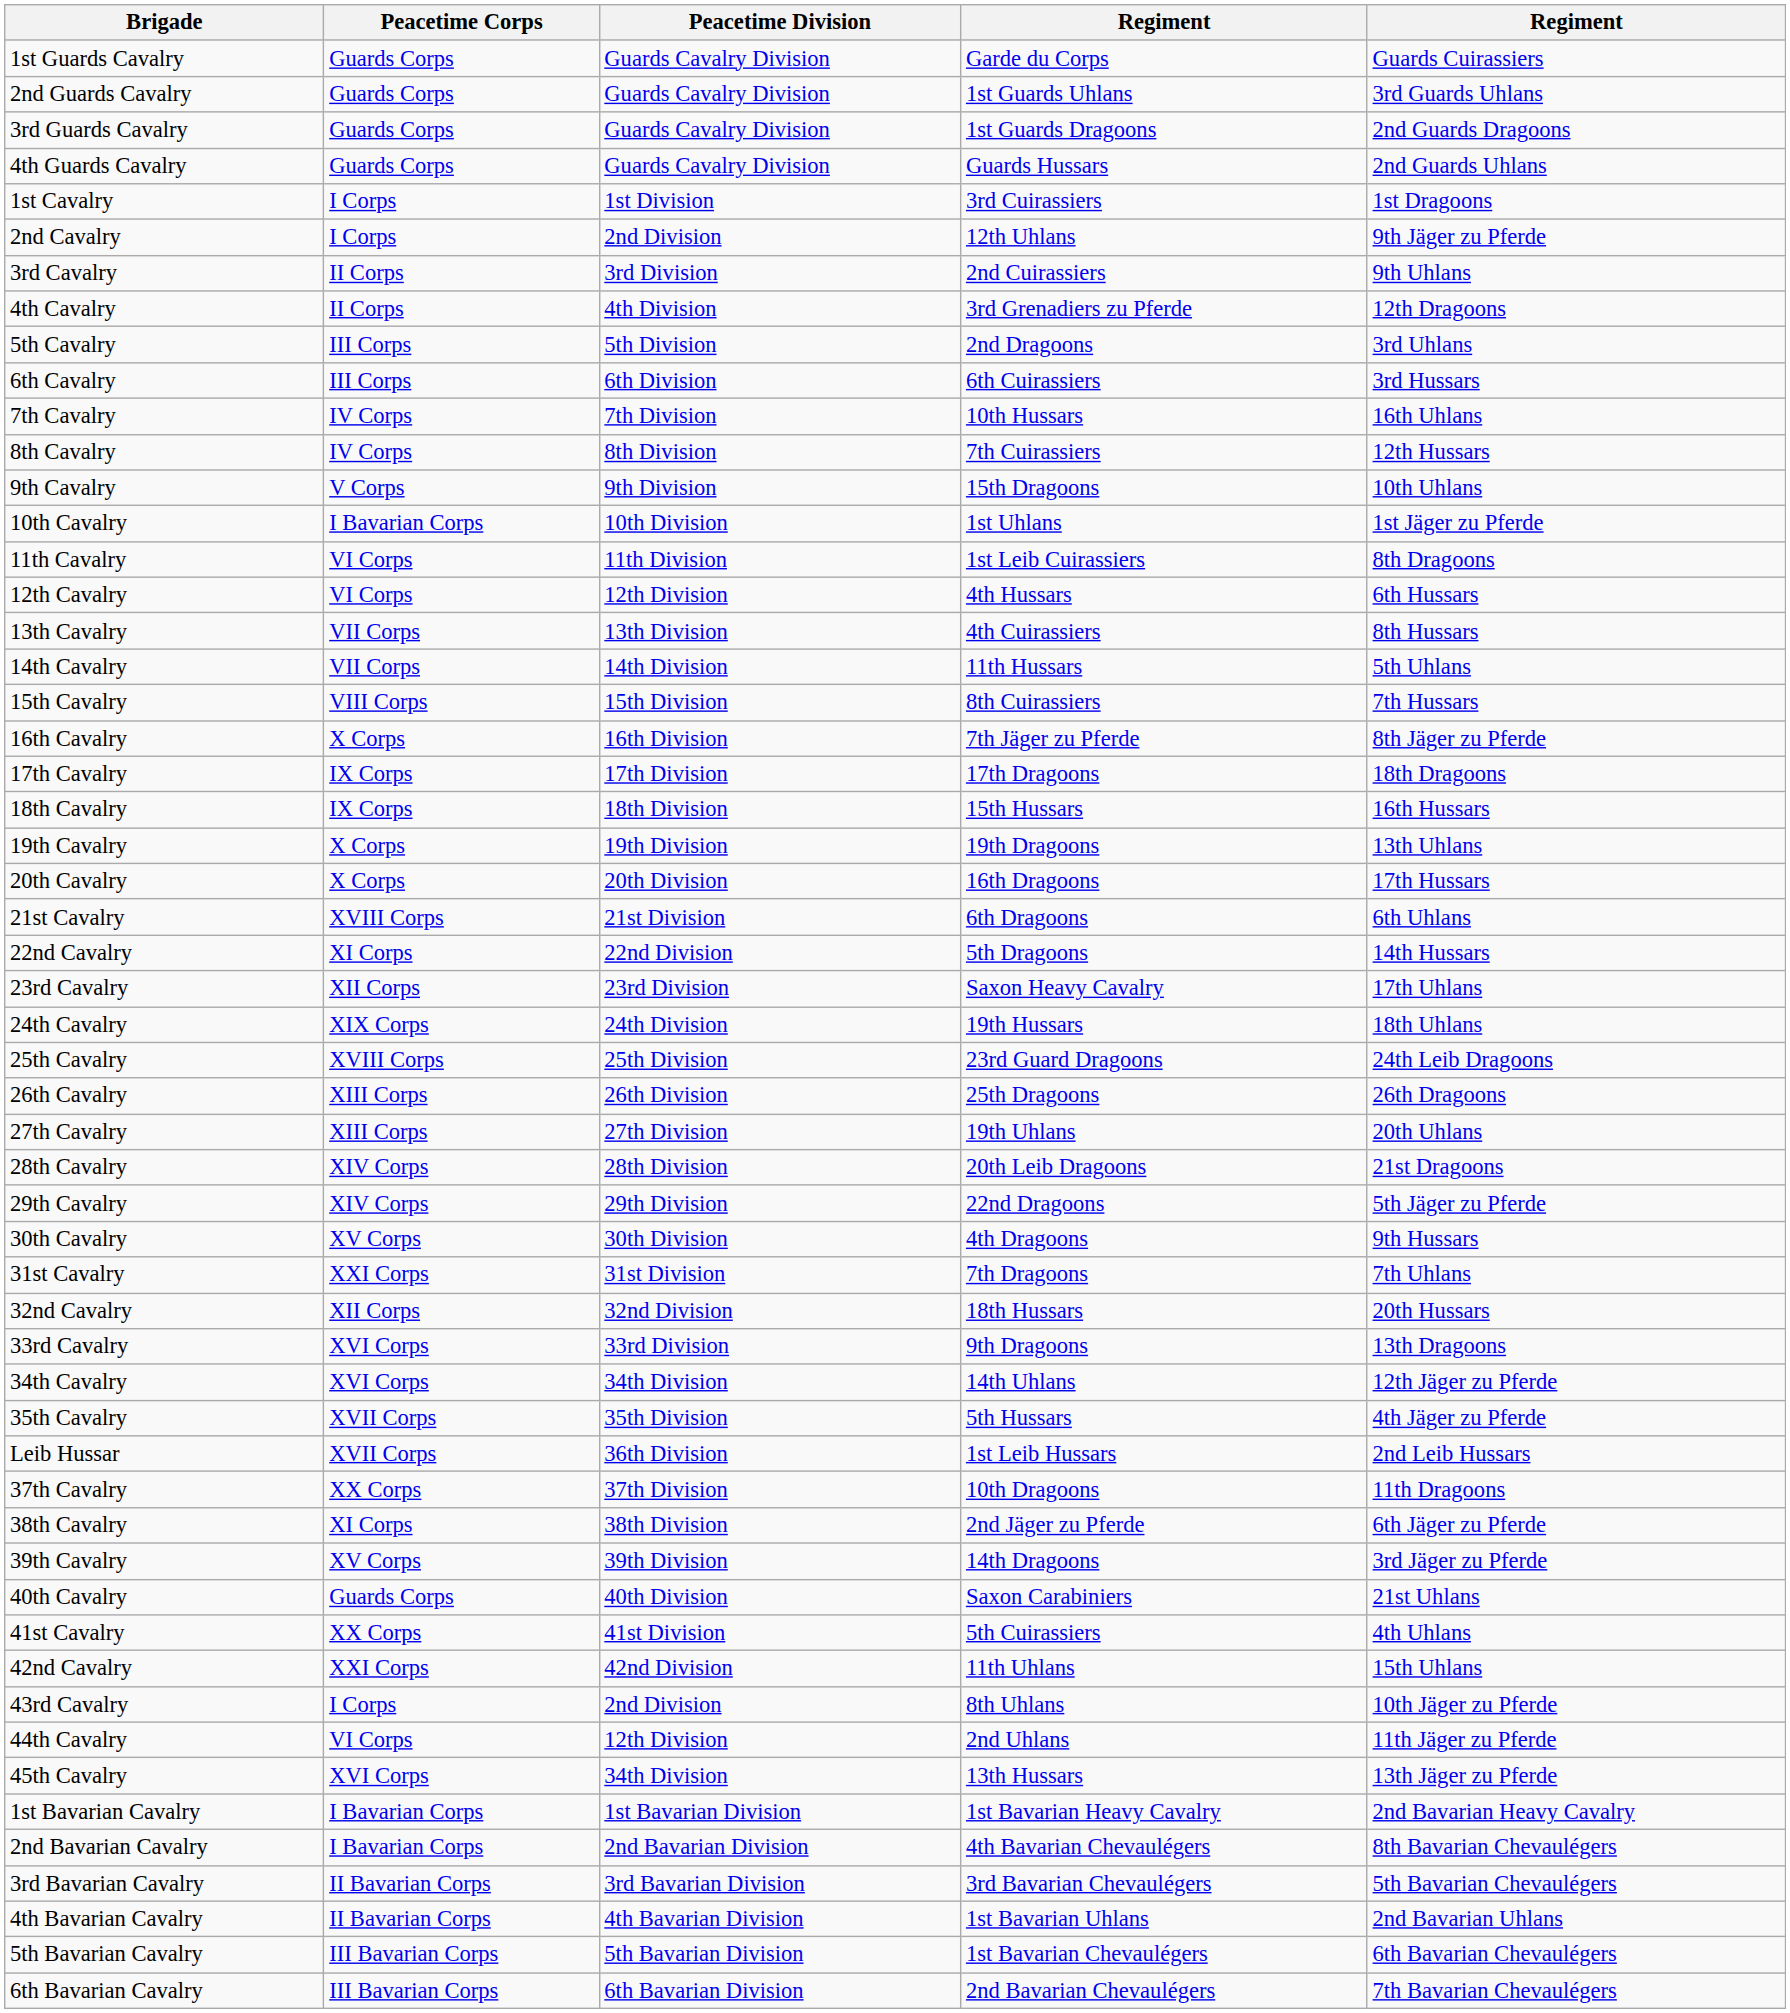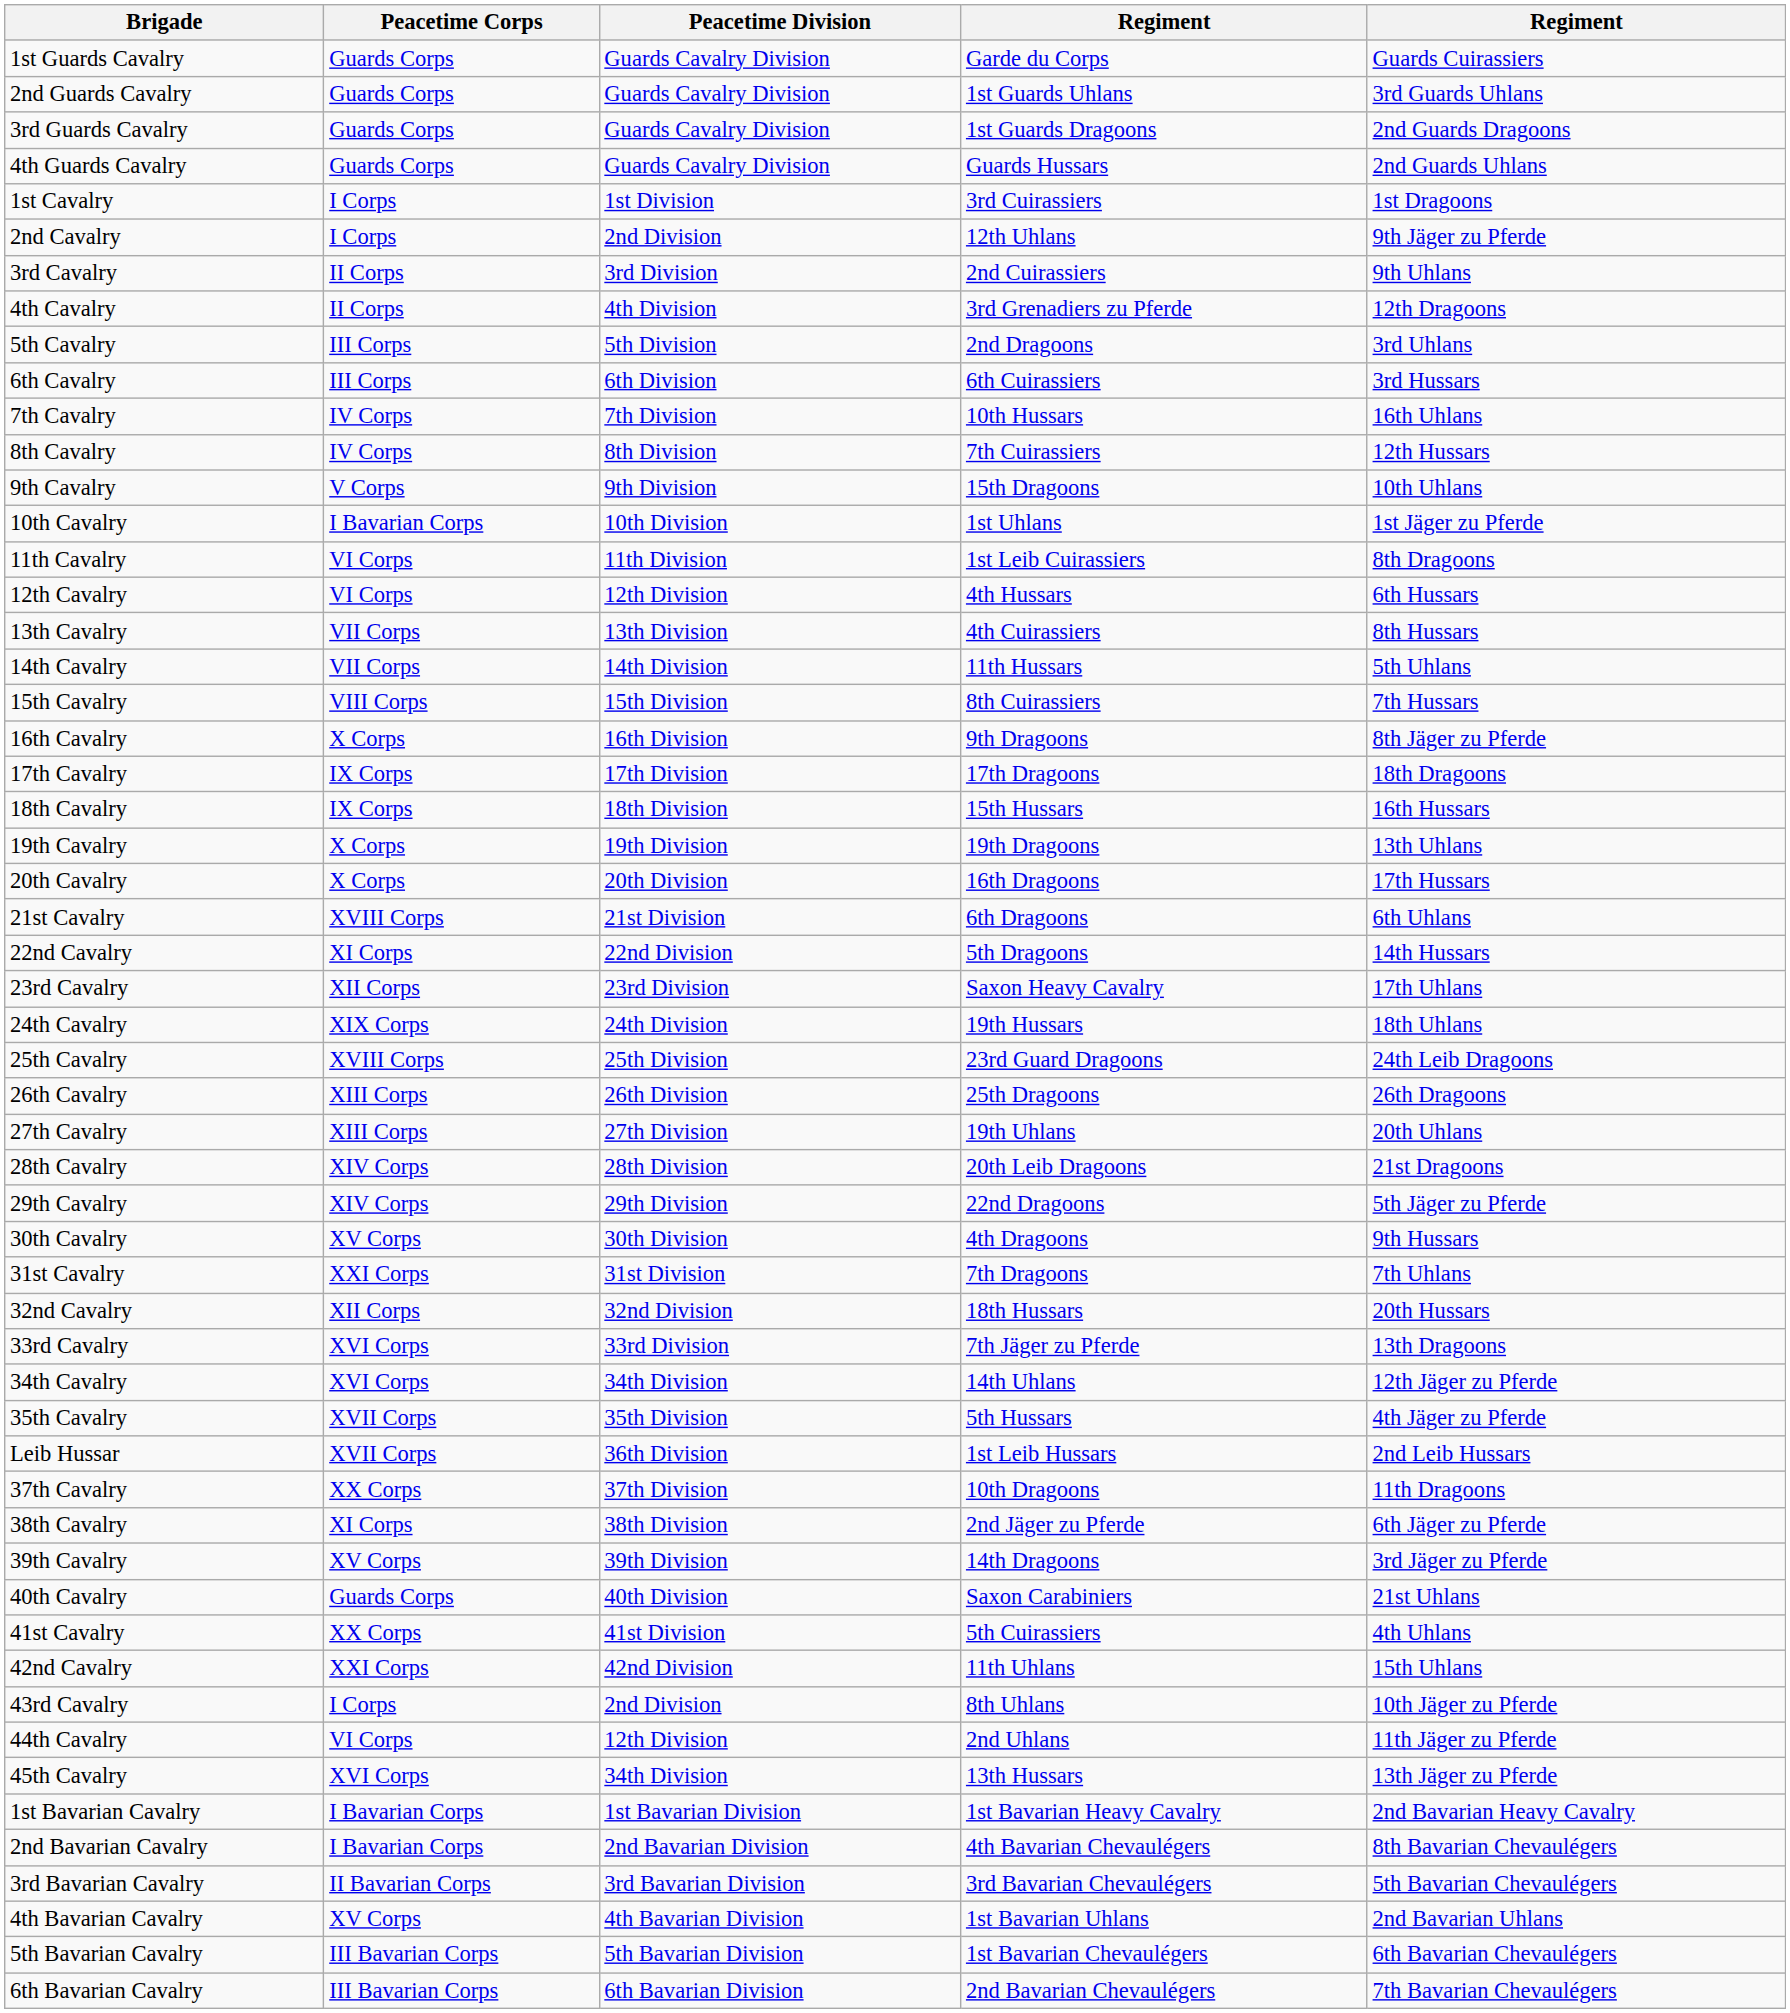(1053, 737) 7th Jäger zu Pferde -> (1027, 737) 9th Dragoons
(1027, 1346) 9th Dragoons -> (1053, 1346) 7th Jäger zu Pferde
(410, 1918) II Bavarian Corps -> (375, 1918) XV Corps
